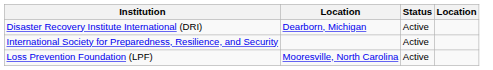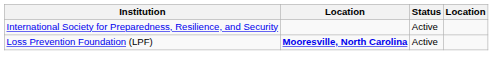- row: (104, 27)
(340, 57) normal -> (345, 42) bold
